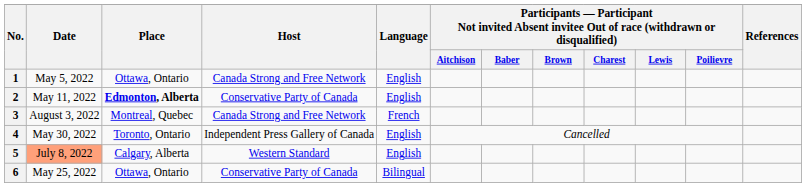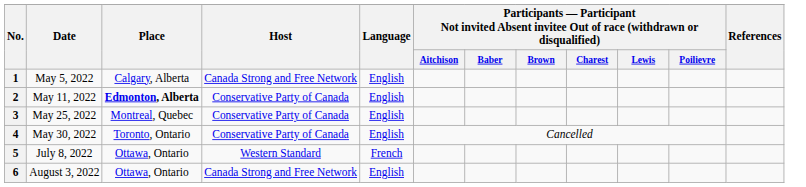(152, 78) Ottawa, Ontario -> (152, 78) Calgary, Alberta
(64, 115) August 3, 2022 -> (64, 115) May 25, 2022
(289, 115) Canada Strong and Free Network -> (281, 115) Conservative Party of Canada
(404, 115) French -> (387, 115) English
(289, 134) Independent Press Gallery of Canada -> (281, 134) Conservative Party of Canada
(64, 153) lightsalmon background -> (64, 153) no background
(152, 153) Calgary, Alberta -> (152, 153) Ottawa, Ontario
(404, 153) English -> (387, 153) French
(64, 172) May 25, 2022 -> (64, 172) August 3, 2022
(289, 172) Conservative Party of Canada -> (281, 172) Canada Strong and Free Network
(404, 172) Bilingual -> (387, 172) English
